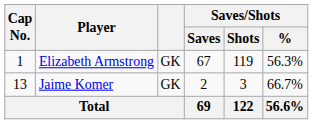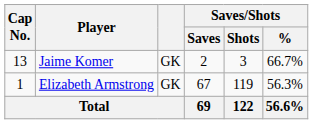rows swapped: (96, 61) <-> (76, 84)
